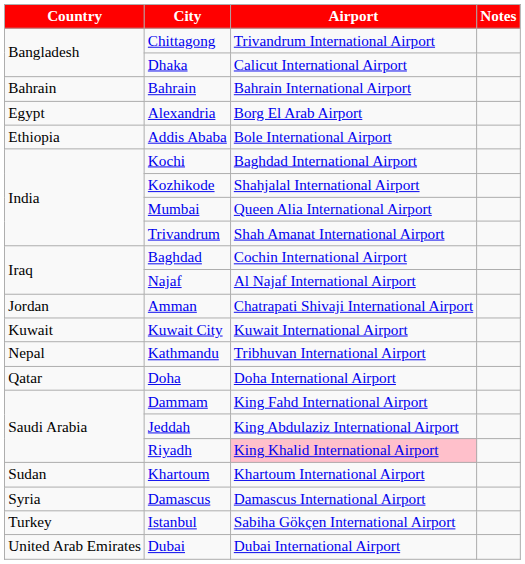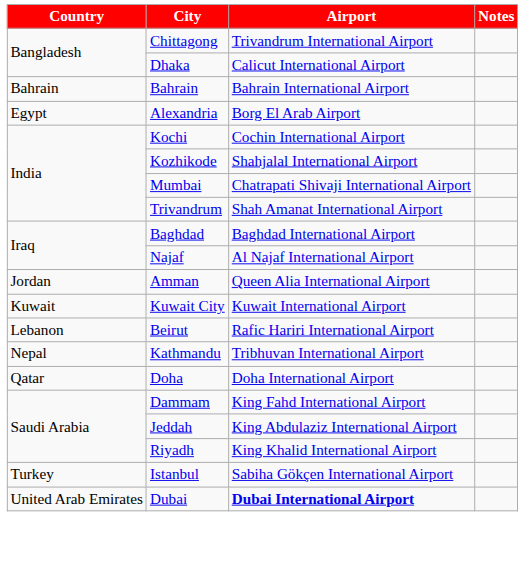- row: (187, 137)
(325, 161) Baghdad International Airport -> (318, 137) Cochin International Airport
(333, 209) Queen Alia International Airport -> (351, 185) Chatrapati Shivaji International Airport
(320, 257) Cochin International Airport -> (323, 233) Baghdad International Airport
(353, 305) Chatrapati Shivaji International Airport -> (331, 281) Queen Alia International Airport
+ row: (169, 329)
(336, 450) pink background -> (334, 450) no background
- row: (179, 474)
- row: (179, 498)
(317, 546) normal -> (323, 498) bold
